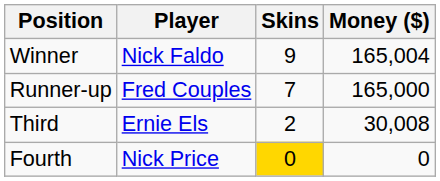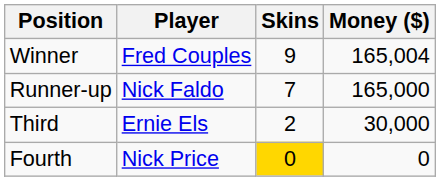(173, 55) Nick Faldo -> (187, 55) Fred Couples
(187, 90) Fred Couples -> (173, 90) Nick Faldo
(397, 124) 30,008 -> (397, 124) 30,000
